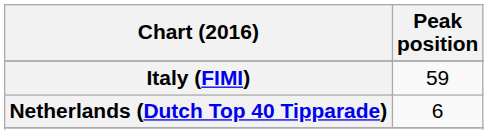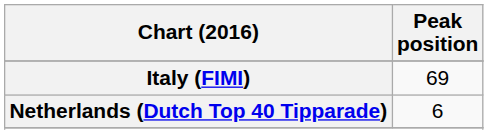(438, 77) 59 -> (438, 77) 69
